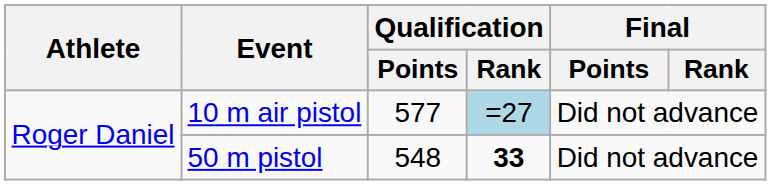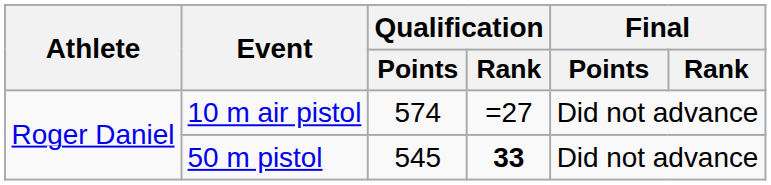(418, 113) 577 -> (418, 113) 574
(509, 113) lightblue background -> (509, 113) no background
(418, 157) 548 -> (418, 157) 545
